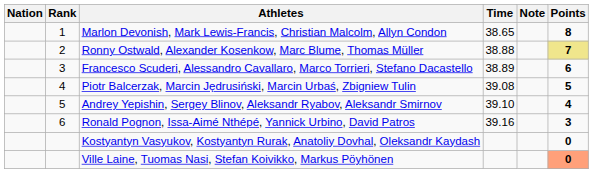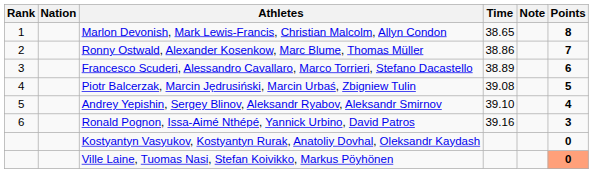columns swapped: (62, 13) <-> (25, 13)
(500, 50) 38.88 -> (500, 50) 38.86
(568, 50) khaki background -> (568, 50) no background
